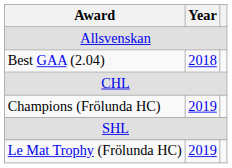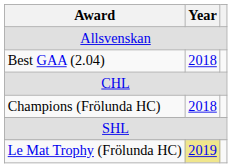(203, 106) 2019 -> (203, 106) 2018
(203, 151) no background -> (203, 151) khaki background
